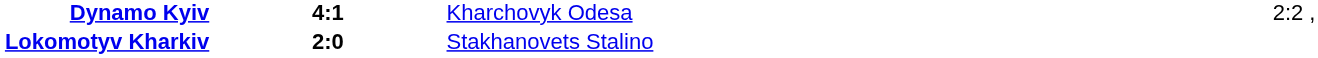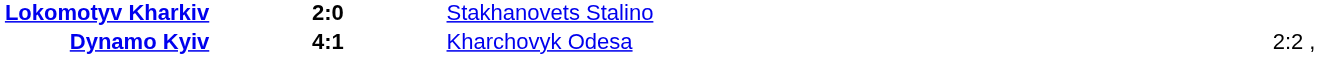rows swapped: (140, 12) <-> (107, 41)
